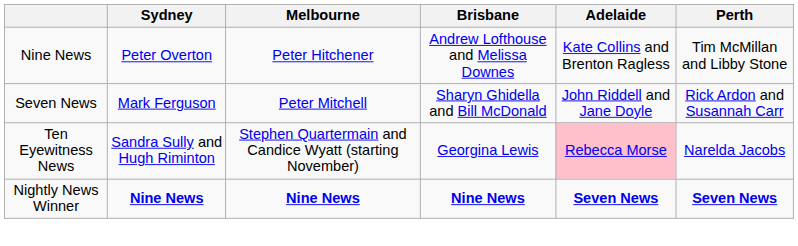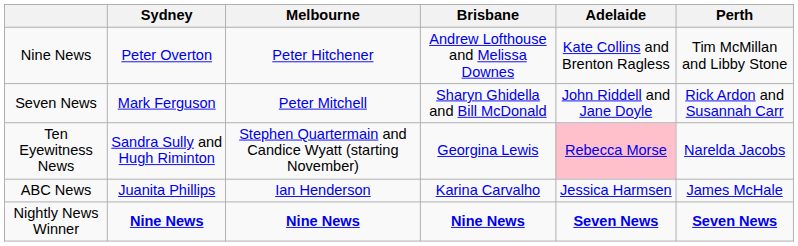+ row: (56, 190)
